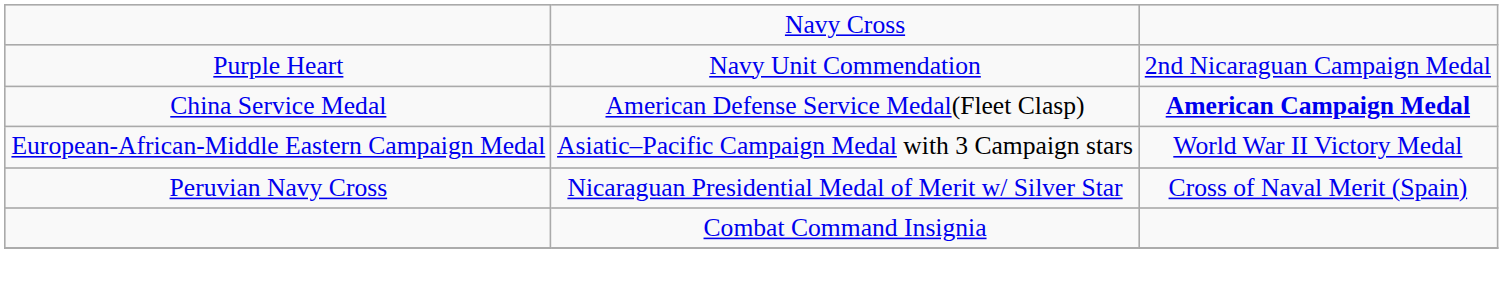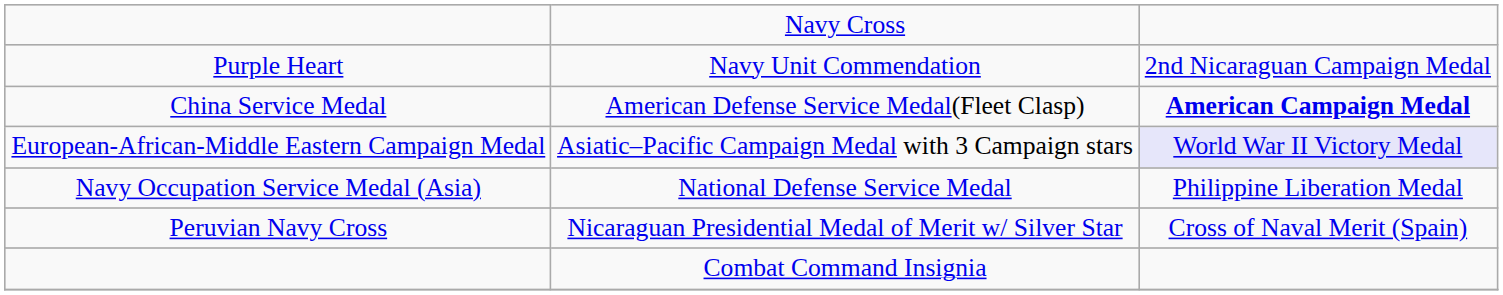(1318, 146) no background -> (1318, 146) lavender background
+ row: (278, 187)
